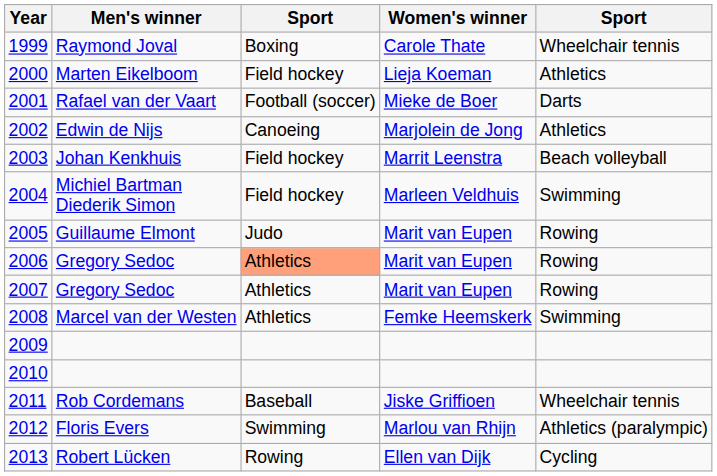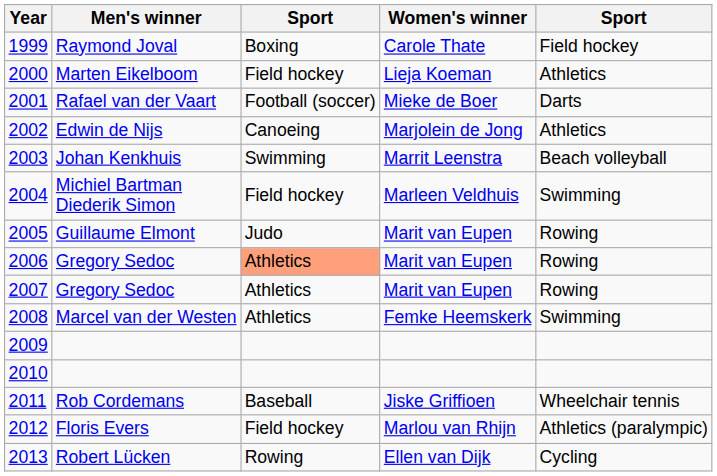(610, 46) Wheelchair tennis -> (589, 46) Field hockey
(294, 158) Field hockey -> (285, 158) Swimming
(285, 429) Swimming -> (294, 429) Field hockey
